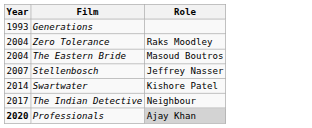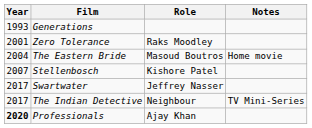+ column: (266, 12)
(17, 41) 2004 -> (17, 41) 2001
(185, 71) Jeffrey Nasser -> (182, 71) Kishore Patel
(17, 86) 2014 -> (17, 86) 2017
(182, 86) Kishore Patel -> (185, 86) Jeffrey Nasser
(171, 116) lightgrey background -> (171, 116) no background
